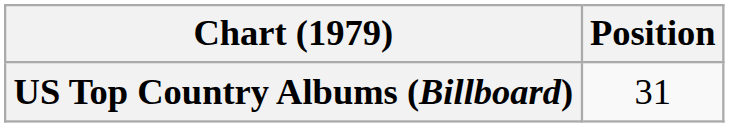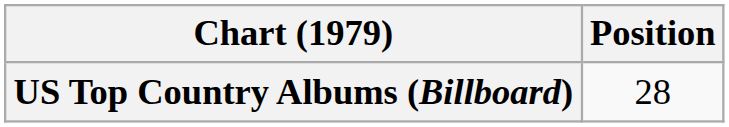(653, 91) 31 -> (653, 91) 28
